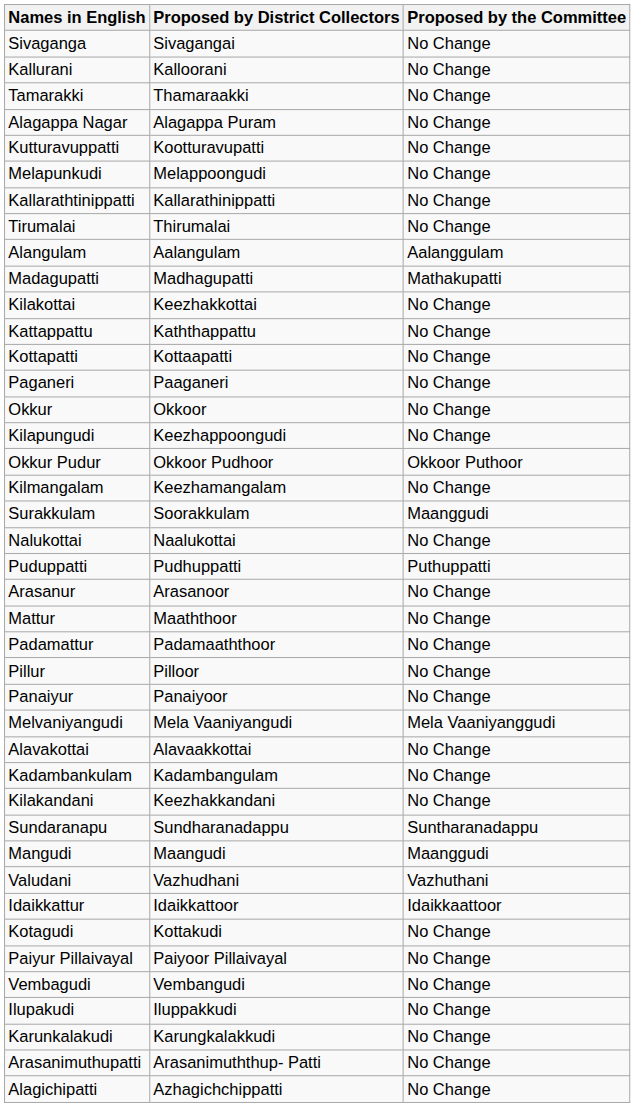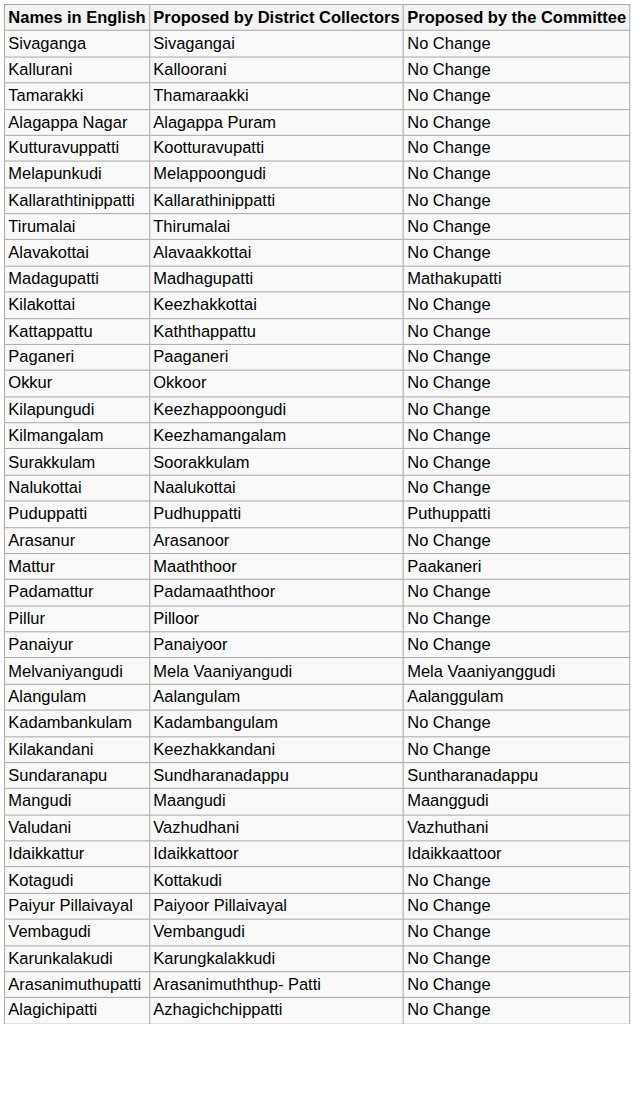rows swapped: (49, 749) <-> (47, 252)
- row: (43, 357)
- row: (55, 461)
(448, 514) Maanggudi -> (449, 461) No Change
(449, 618) No Change -> (444, 566) Paakaneri
- row: (41, 1010)
